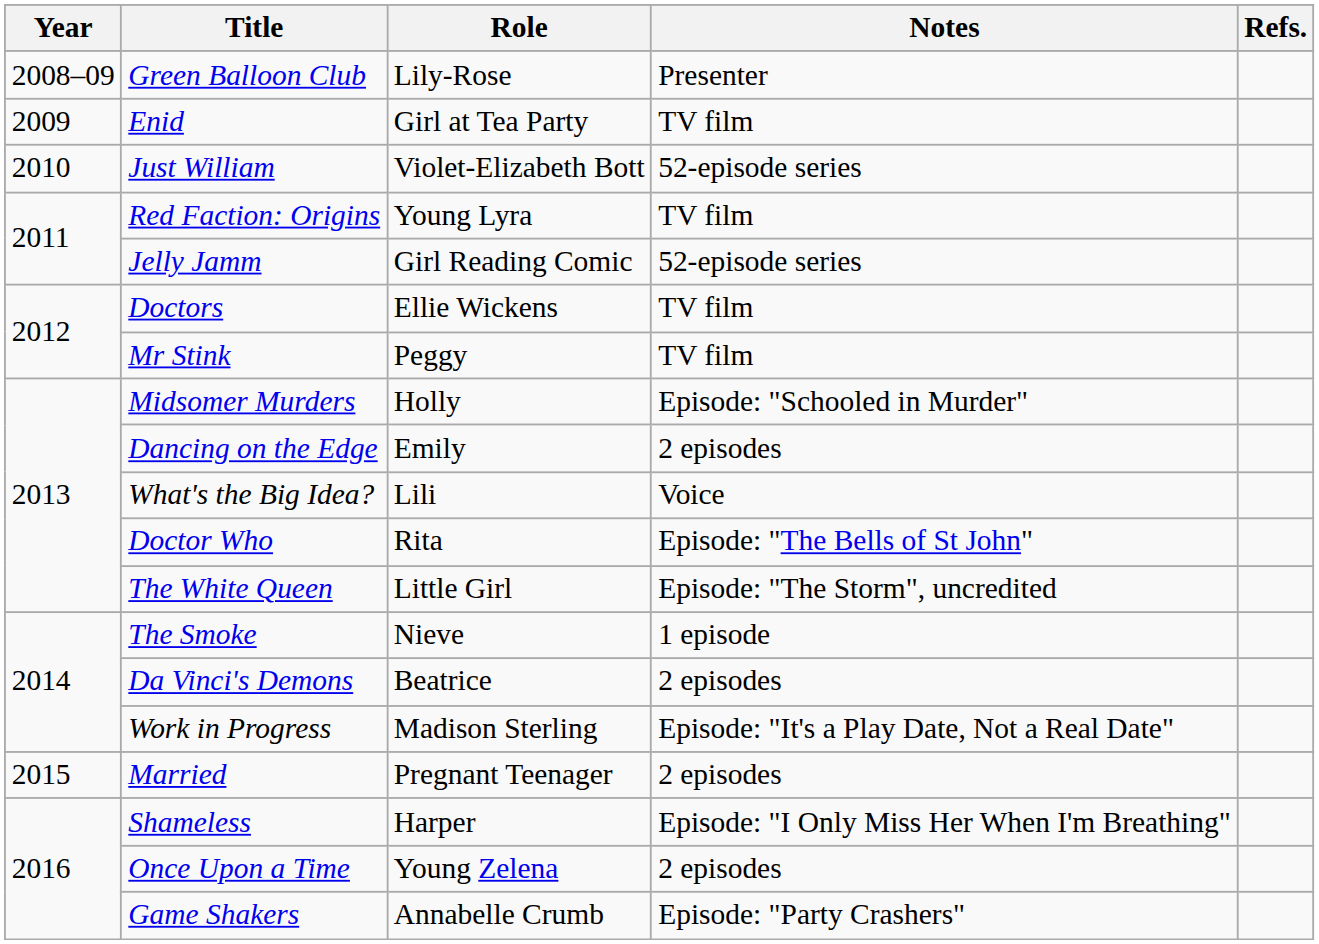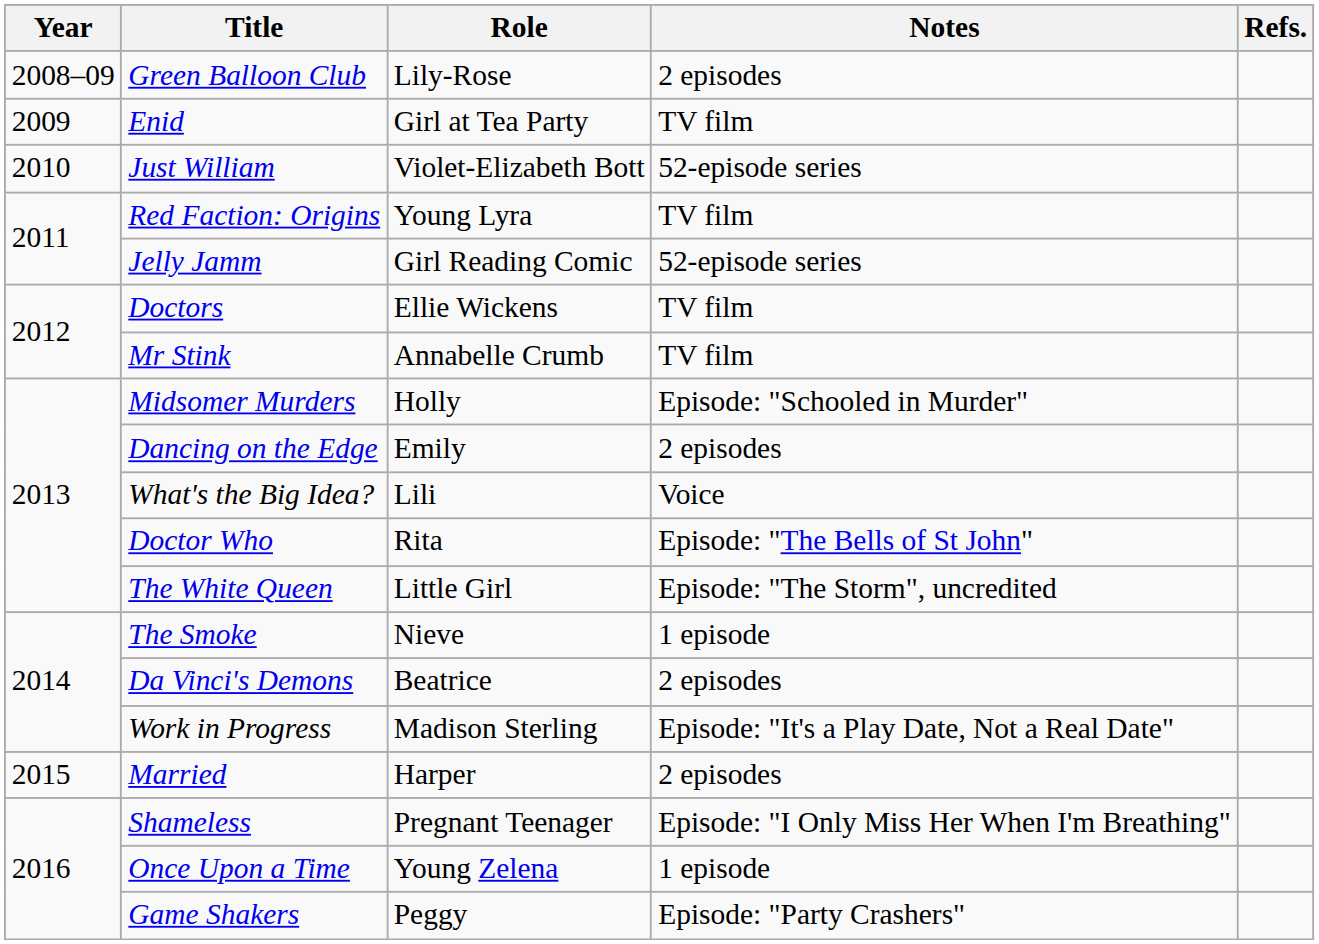(713, 74) Presenter -> (720, 74) 2 episodes
(431, 354) Peggy -> (499, 354) Annabelle Crumb
(503, 774) Pregnant Teenager -> (435, 774) Harper
(435, 821) Harper -> (503, 821) Pregnant Teenager
(720, 868) 2 episodes -> (714, 868) 1 episode
(499, 914) Annabelle Crumb -> (431, 914) Peggy
